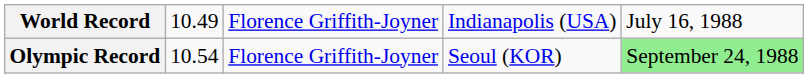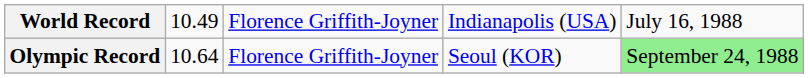(194, 55) 10.54 -> (194, 55) 10.64
